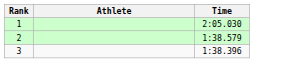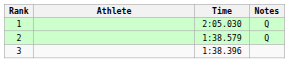+ column: (267, 11)
